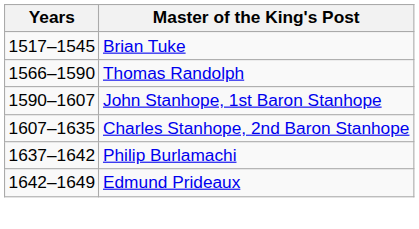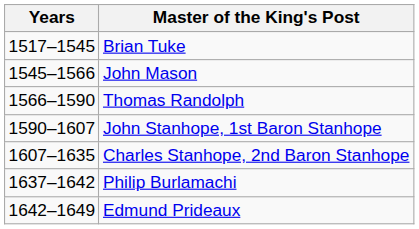+ row: (150, 73)
